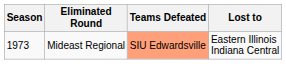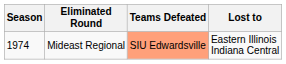(18, 45) 1973 -> (18, 45) 1974
